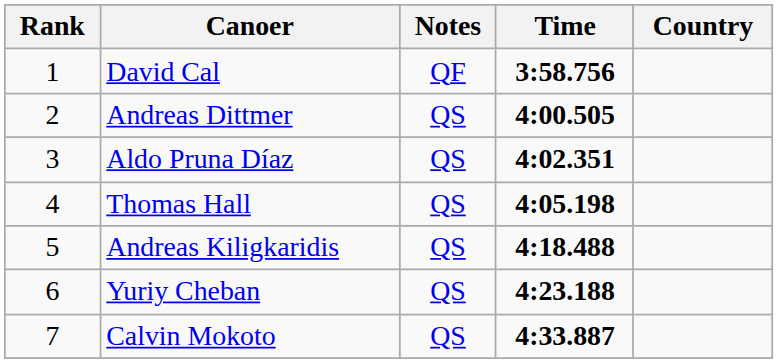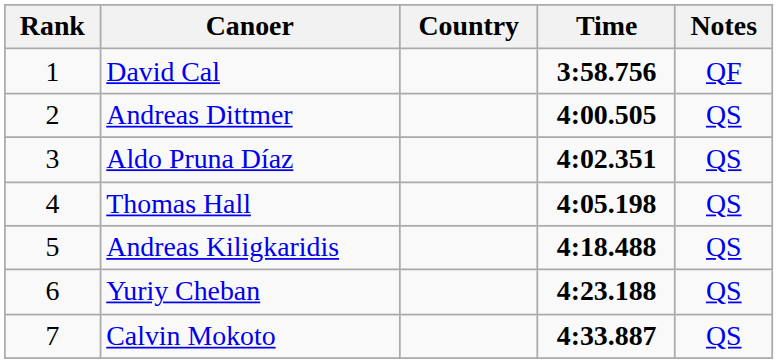columns swapped: (703, 26) <-> (448, 26)
